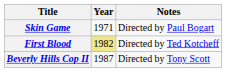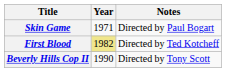(103, 59) 1987 -> (103, 59) 1990
